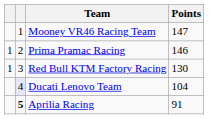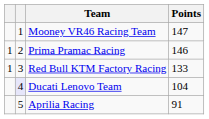(180, 68) 130 -> (180, 68) 133
(20, 105) bold -> (20, 105) normal
